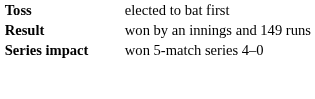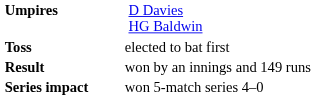+ row: (31, 10)
